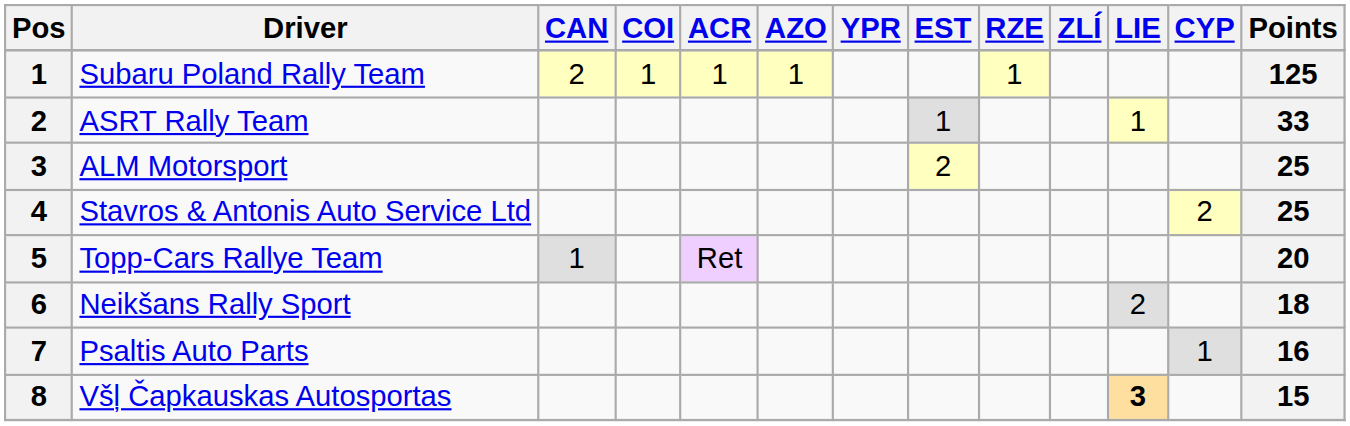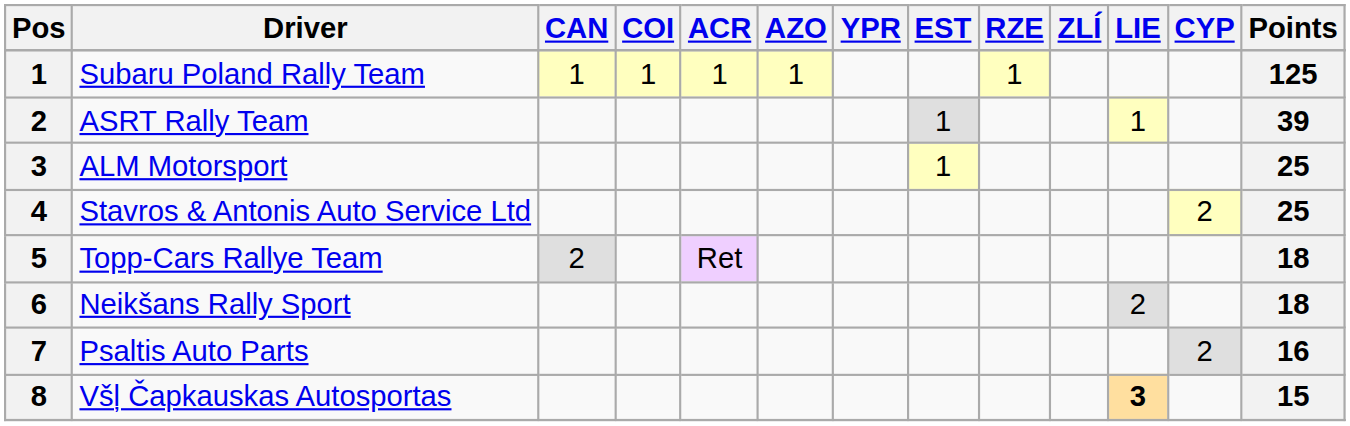(577, 74) 2 -> (577, 74) 1
(1293, 120) 33 -> (1293, 120) 39
(943, 166) 2 -> (943, 166) 1
(577, 258) 1 -> (577, 258) 2
(1293, 258) 20 -> (1293, 258) 18
(1205, 350) 1 -> (1205, 350) 2
